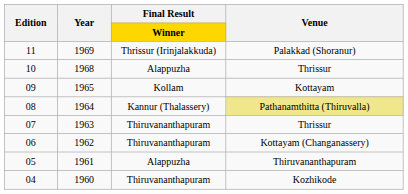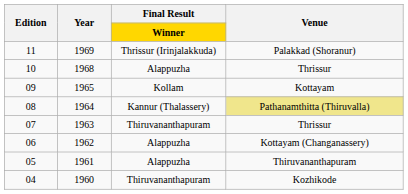(168, 143) Thiruvananthapuram -> (168, 143) Alappuzha
